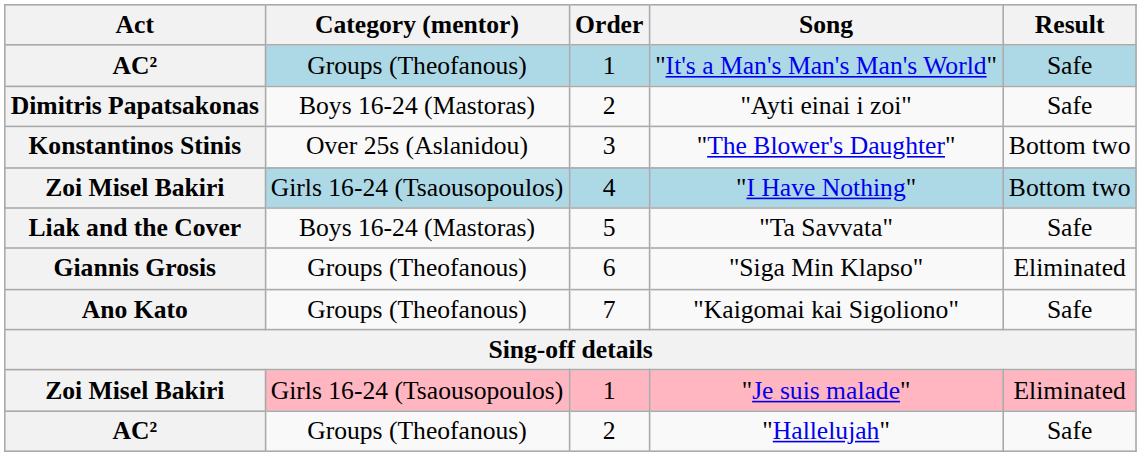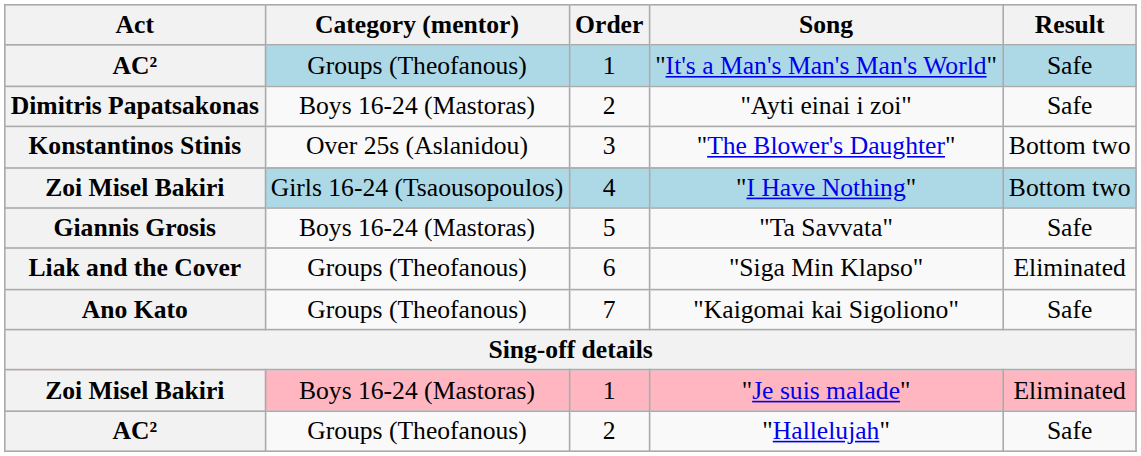(135, 227) Liak and the Cover -> (135, 227) Giannis Grosis
(135, 268) Giannis Grosis -> (135, 268) Liak and the Cover
(417, 390) Girls 16-24 (Tsaousopoulos) -> (417, 390) Boys 16-24 (Mastoras)
